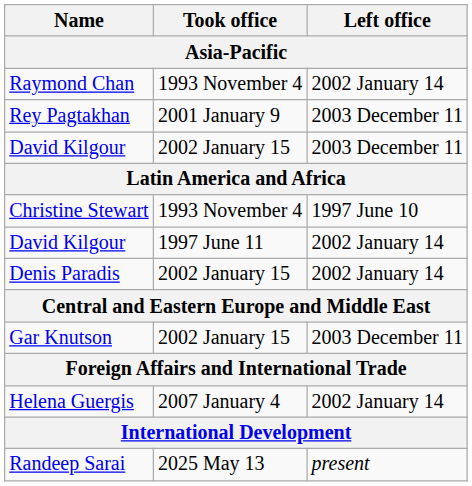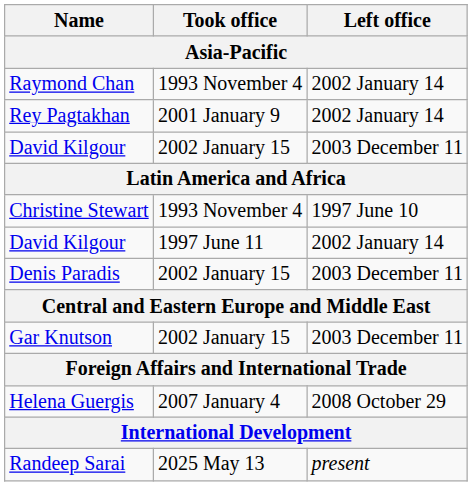(387, 115) 2003 December 11 -> (378, 115) 2002 January 14
(378, 274) 2002 January 14 -> (387, 274) 2003 December 11
(378, 400) 2002 January 14 -> (379, 400) 2008 October 29
